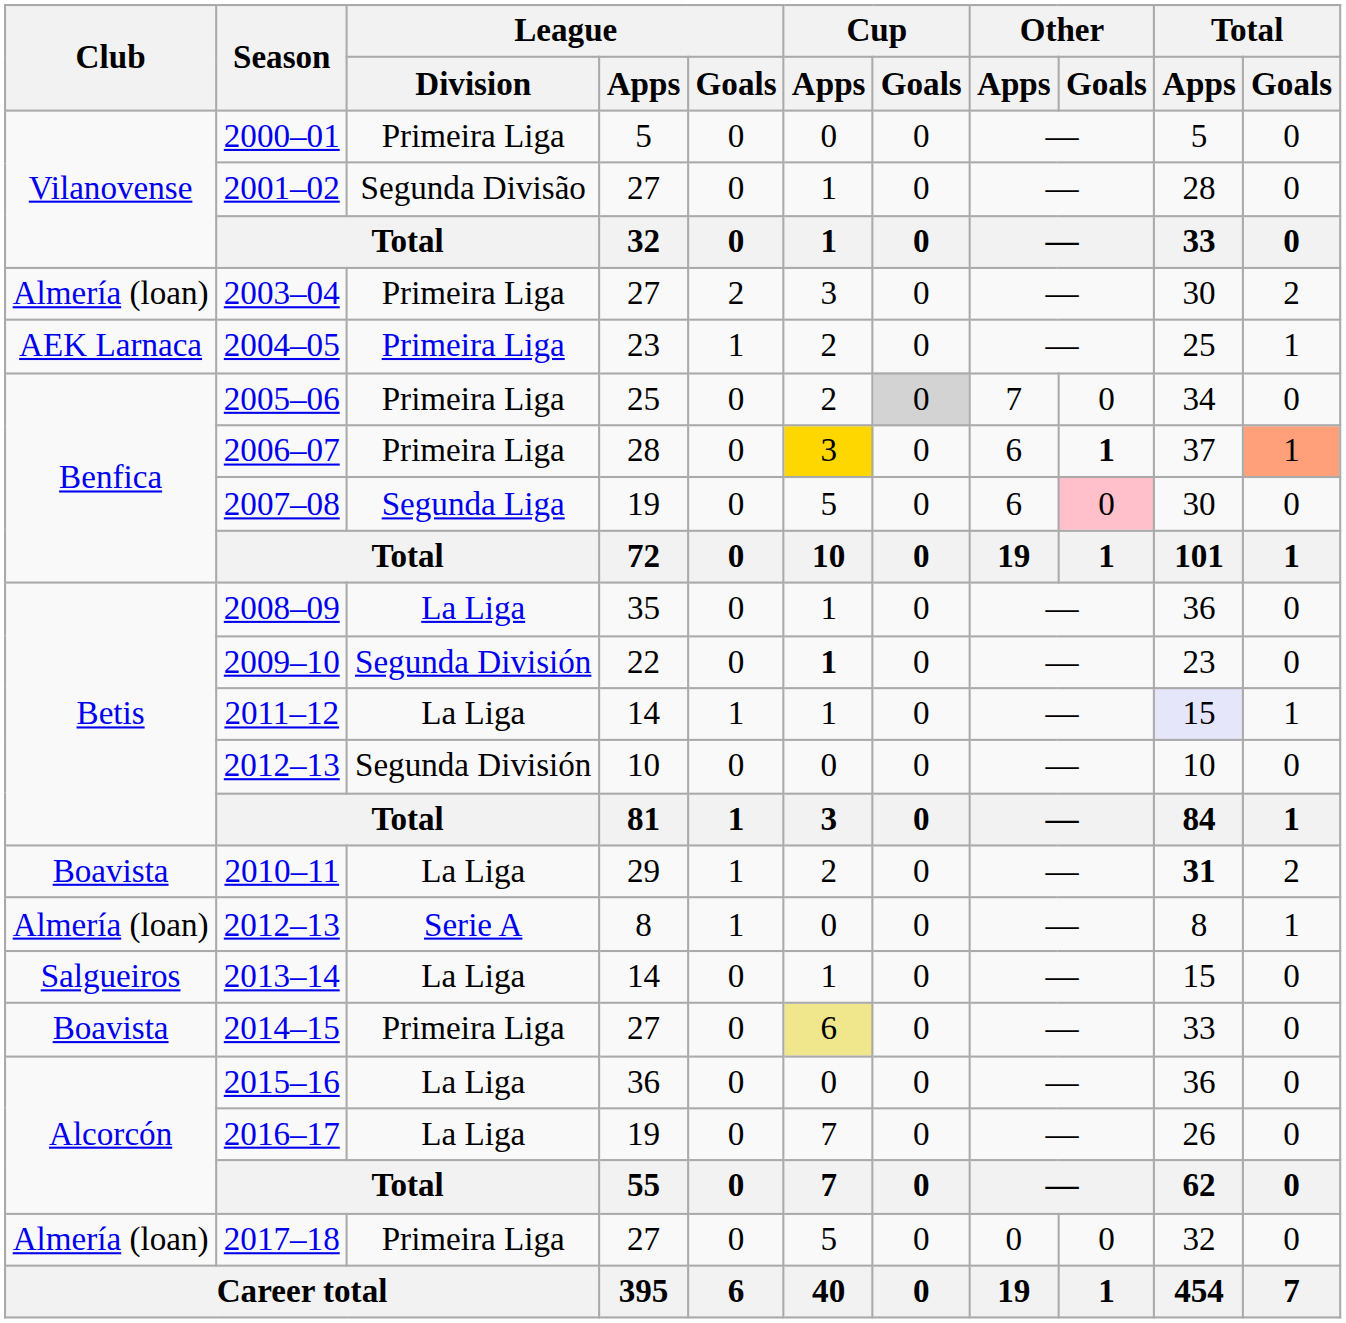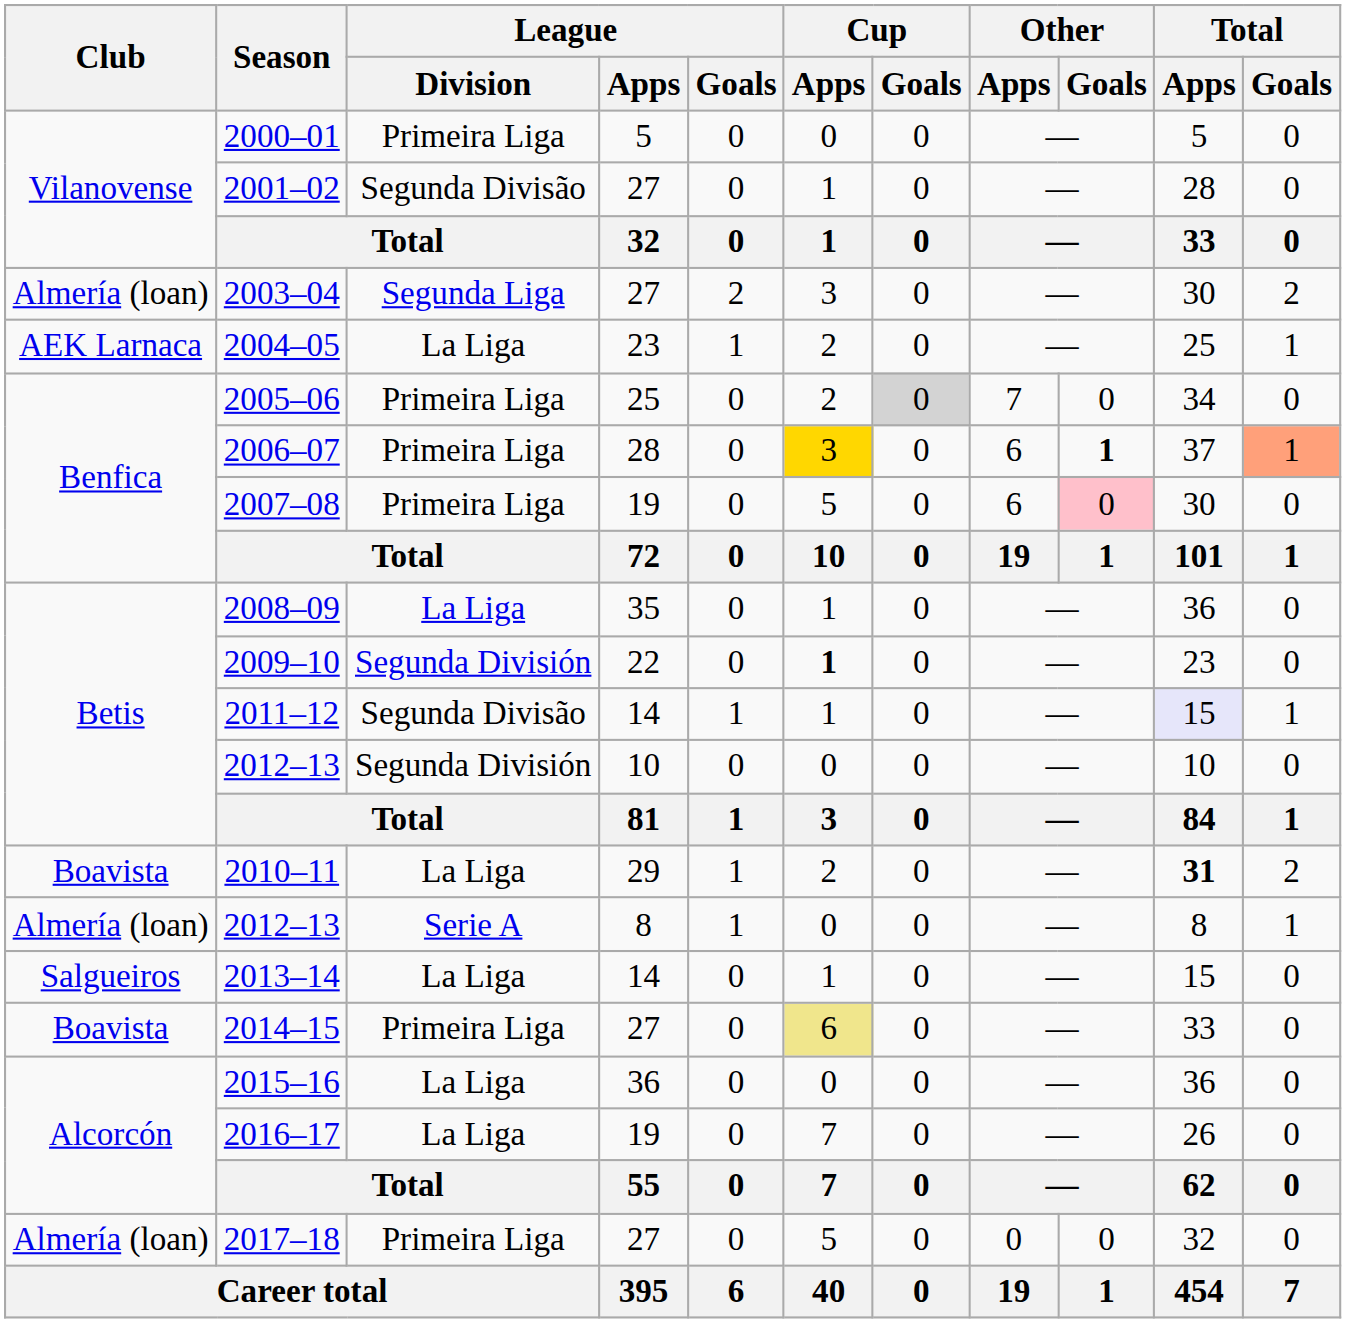(473, 293) Primeira Liga -> (473, 293) Segunda Liga
(473, 345) Primeira Liga -> (473, 345) La Liga
(473, 503) Segunda Liga -> (473, 503) Primeira Liga
(473, 713) La Liga -> (473, 713) Segunda Divisão
